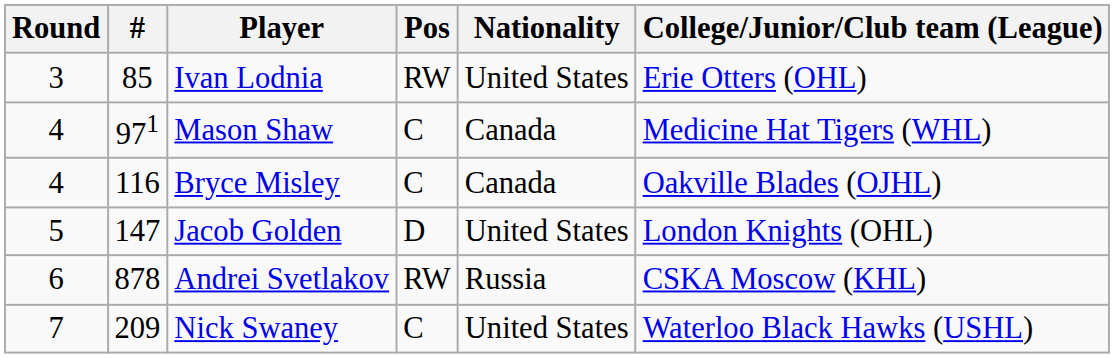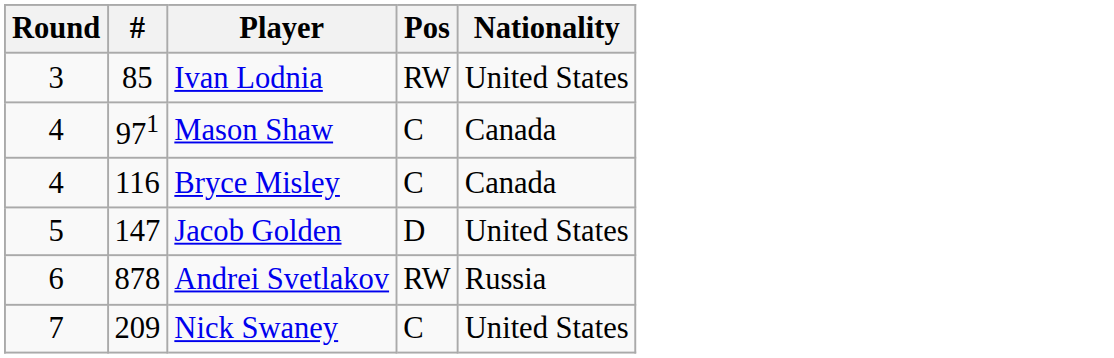- column: (873, 28)
